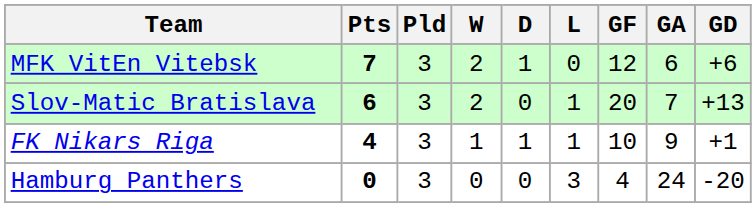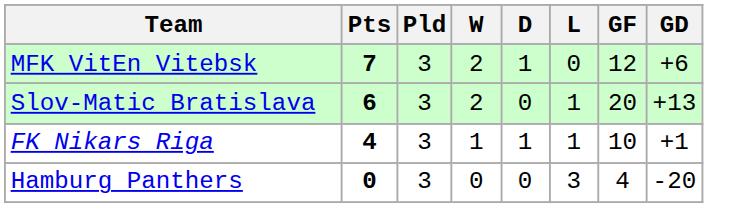- column: (671, 25)
